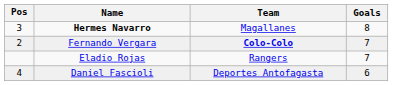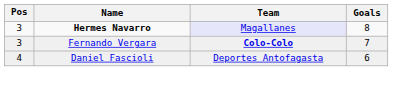(268, 29) no background -> (268, 29) lavender background
(19, 44) 2 -> (19, 44) 3
- row: (112, 59)
